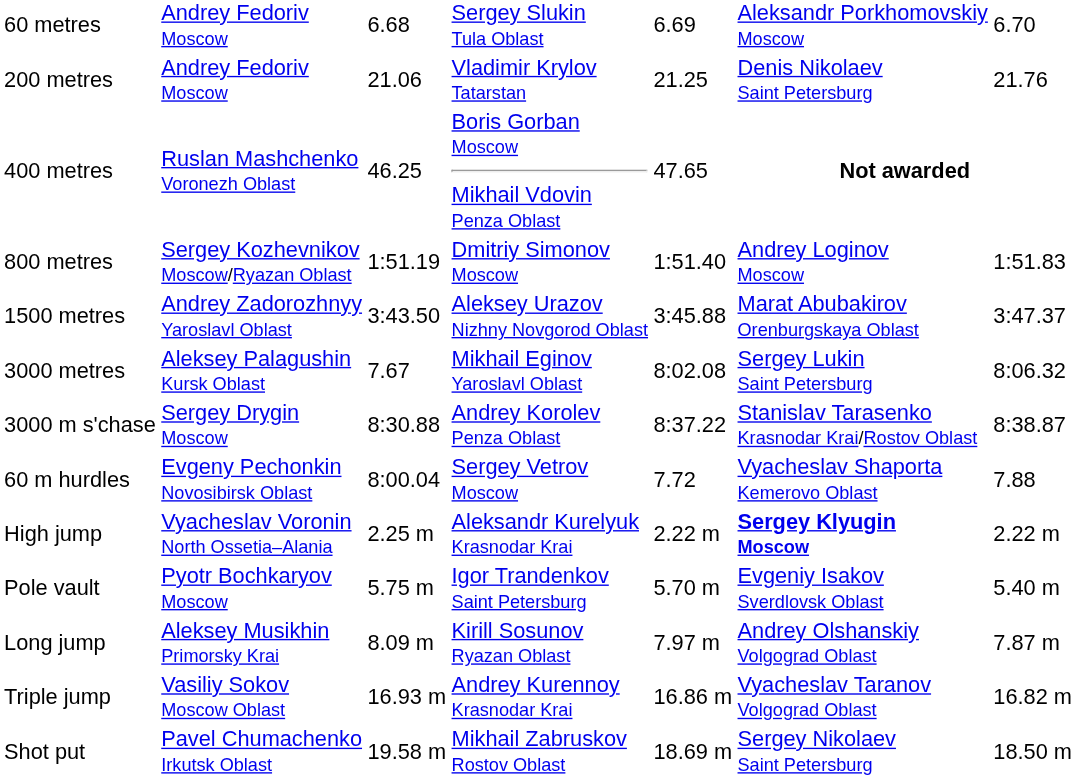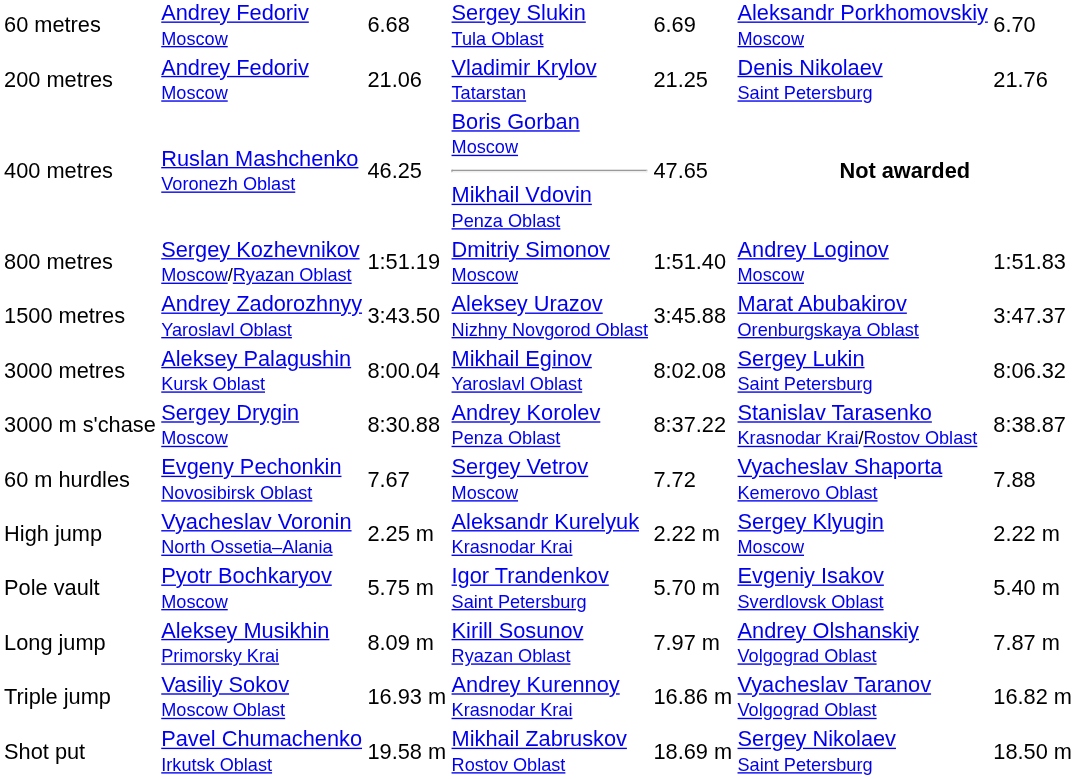(389, 370) 7.67 -> (404, 370) 8:00.04
(404, 479) 8:00.04 -> (389, 479) 7.67
(817, 534) bold -> (811, 534) normal
